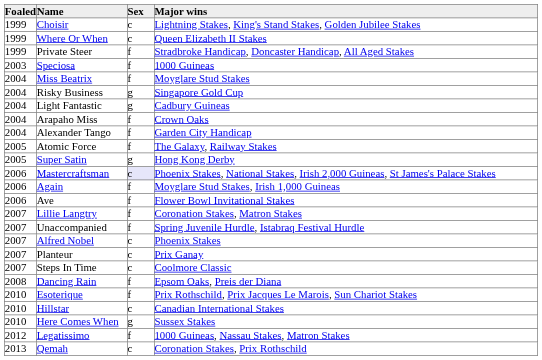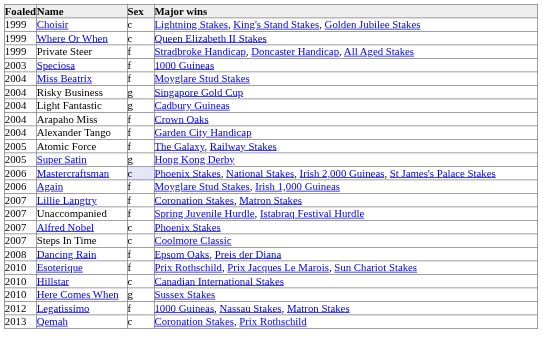- row: (45, 200)
- row: (55, 254)
